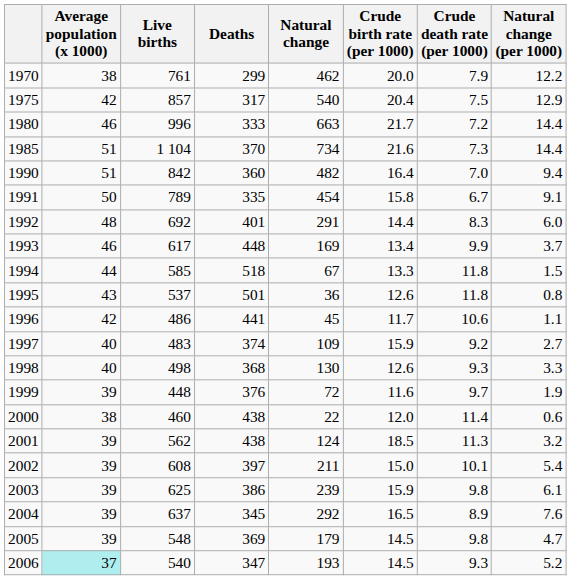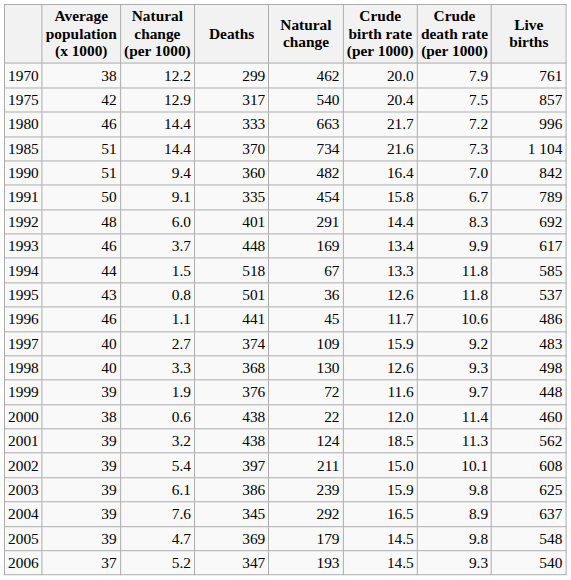columns swapped: (157, 33) <-> (529, 33)
(109, 319) 42 -> (109, 319) 46
(109, 562) paleturquoise background -> (109, 562) no background
